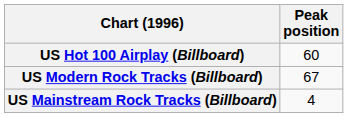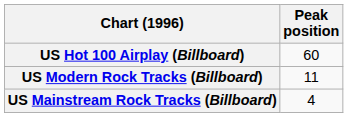(311, 77) 67 -> (311, 77) 11
